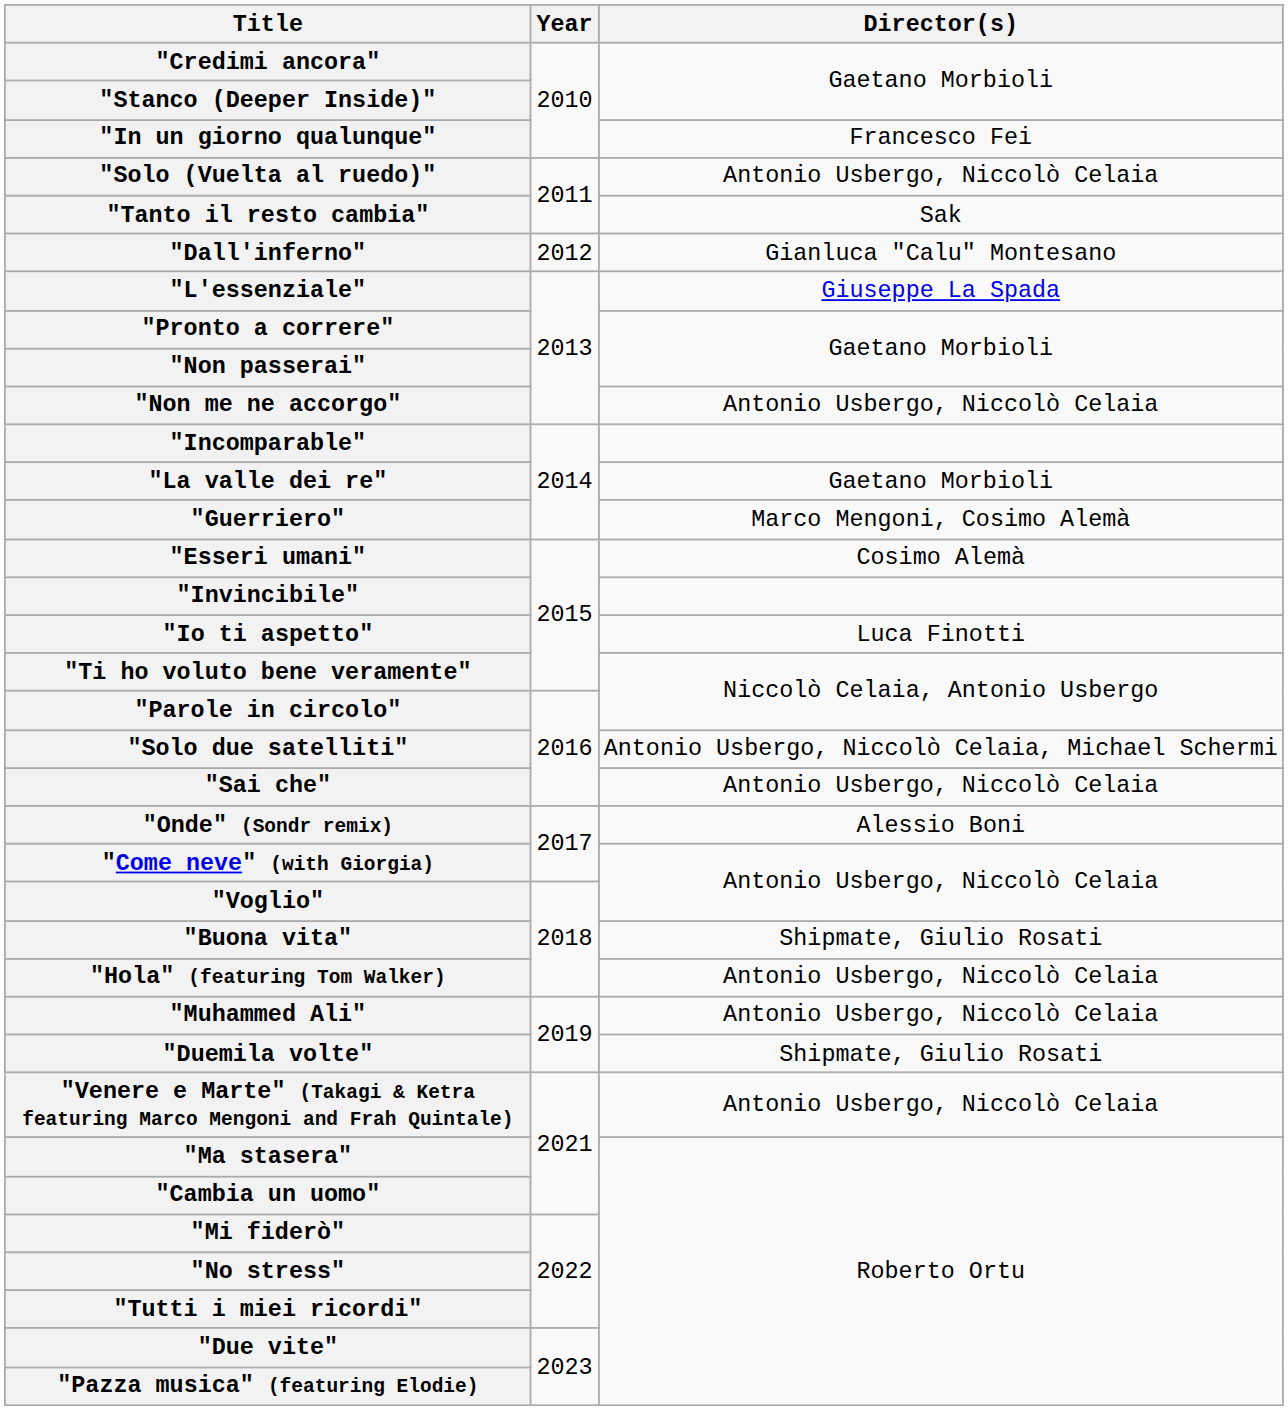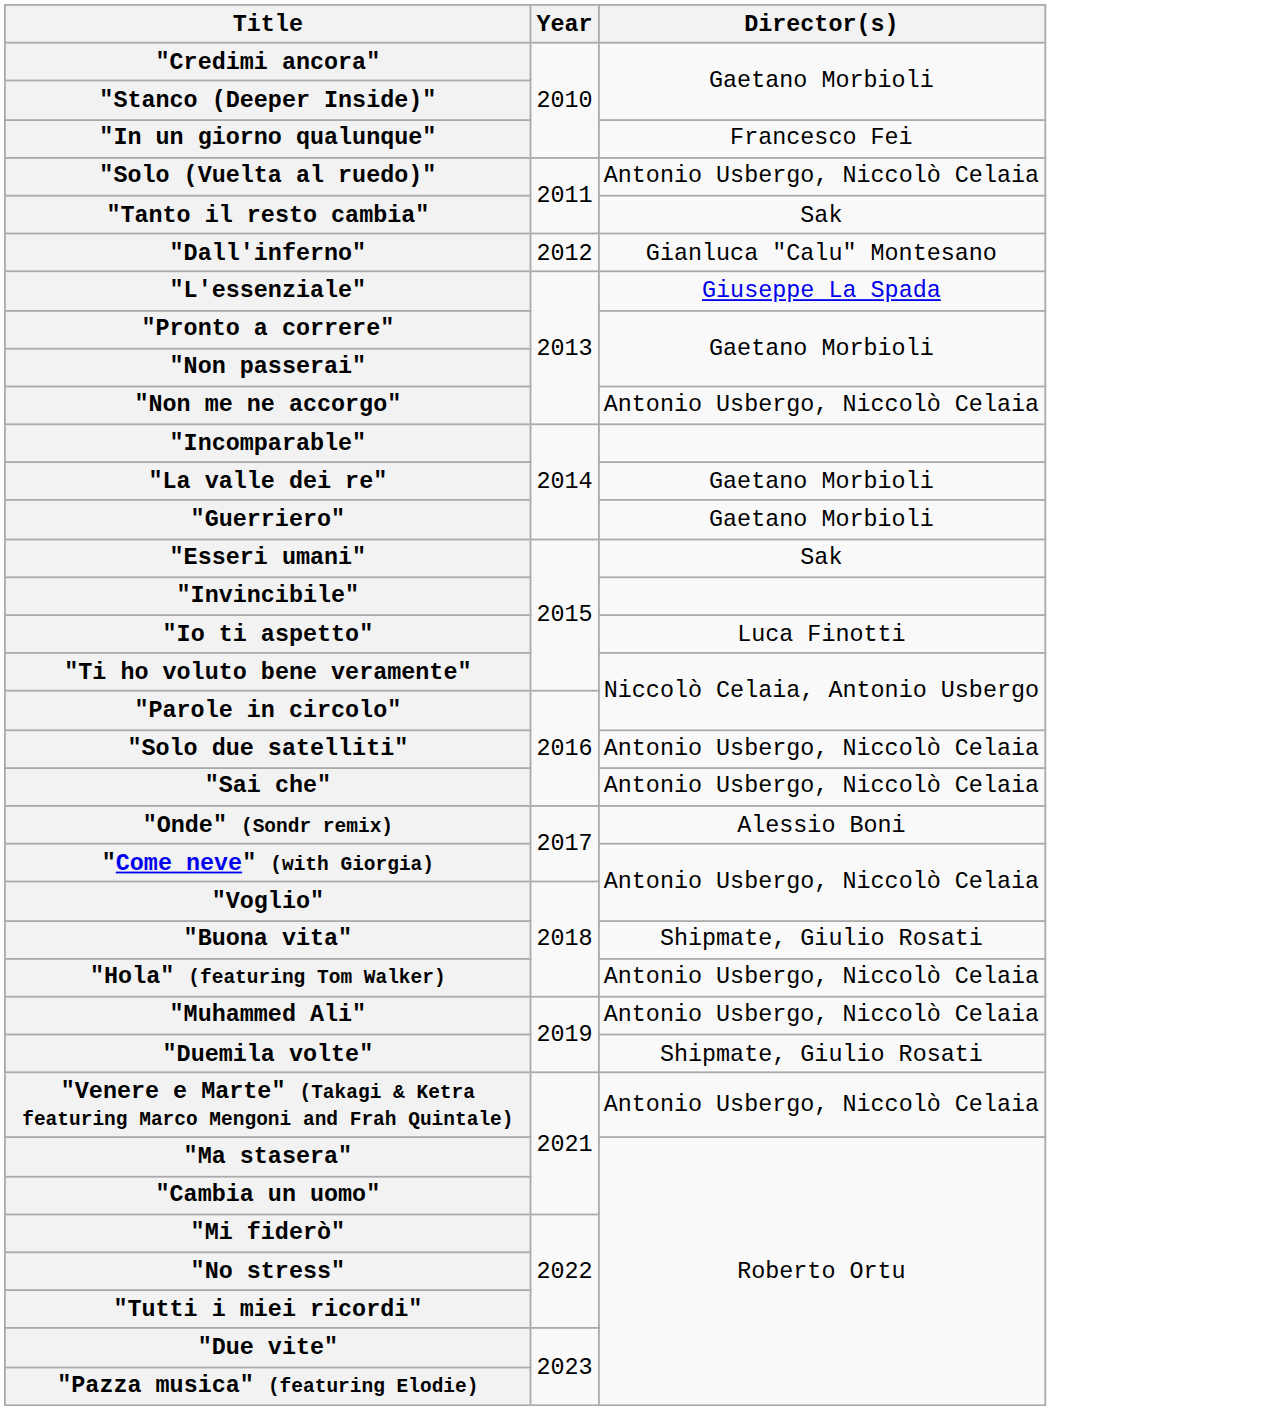(941, 520) Marco Mengoni, Cosimo Alemà -> (821, 520) Gaetano Morbioli
(941, 558) Cosimo Alemà -> (821, 558) Sak
(941, 749) Antonio Usbergo, Niccolò Celaia, Michael Schermi -> (821, 749) Antonio Usbergo, Niccolò Celaia
